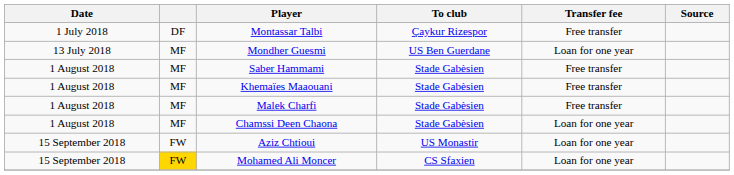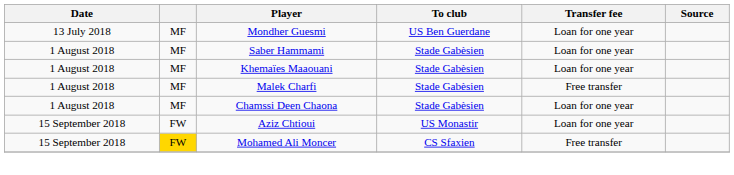- row: (287, 31)
(594, 68) Free transfer -> (594, 50) Loan for one year
(594, 86) Free transfer -> (594, 68) Loan for one year
(594, 160) Loan for one year -> (594, 142) Free transfer
